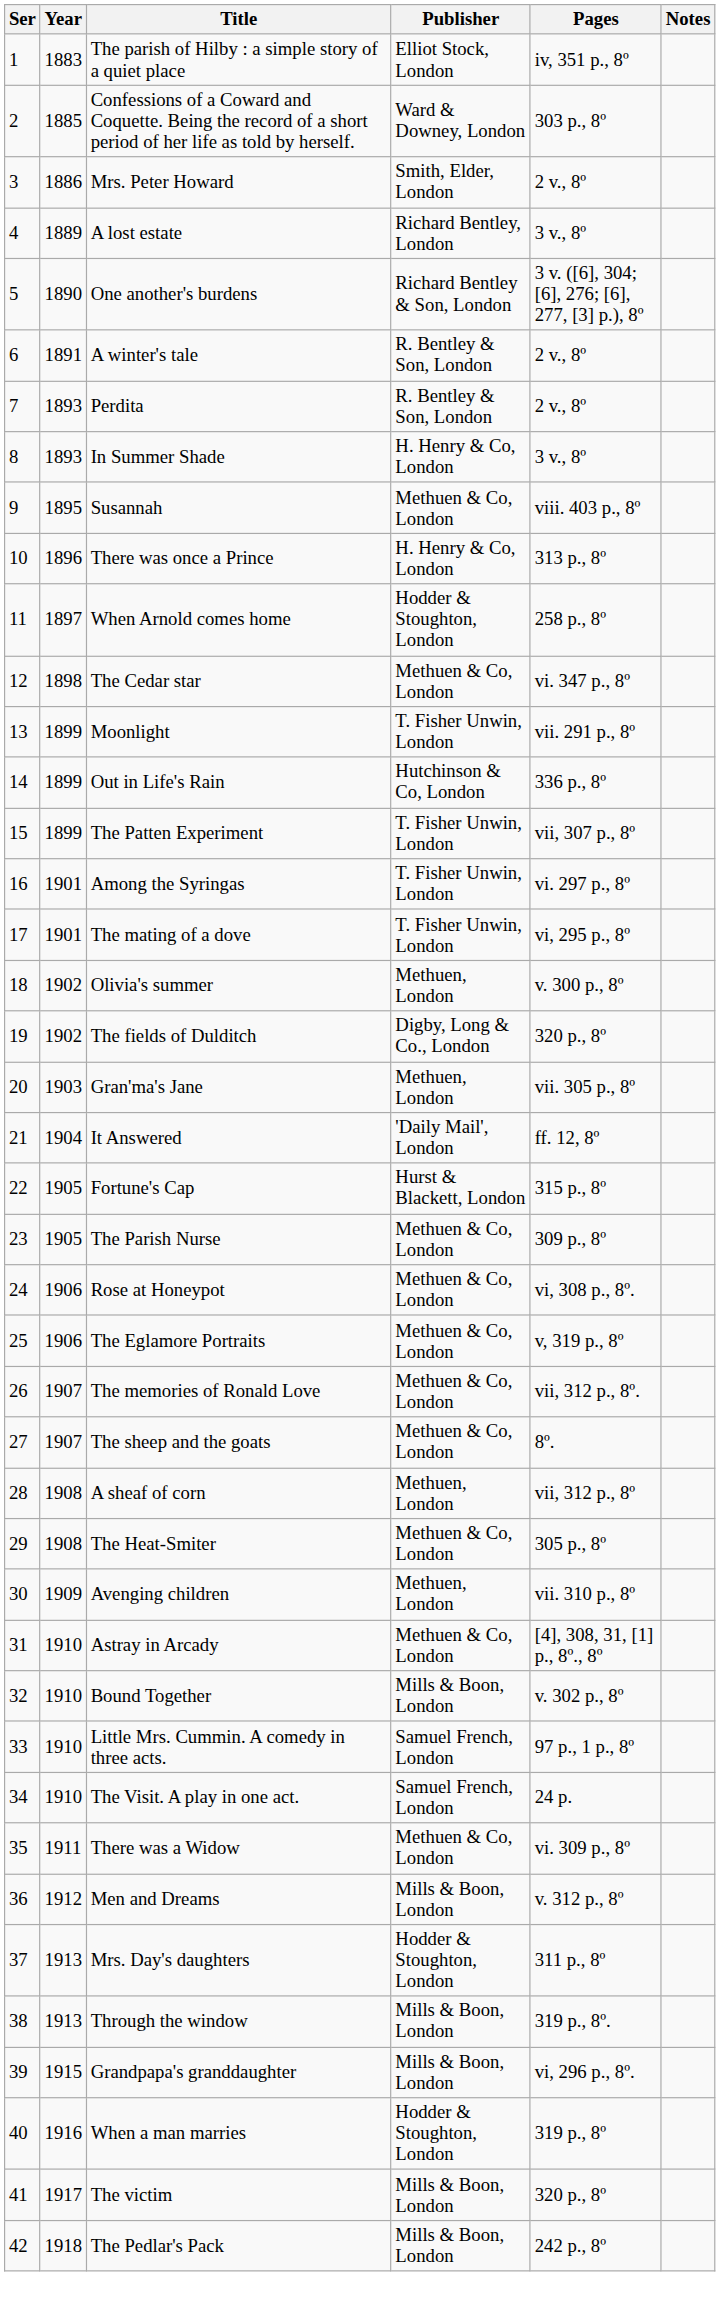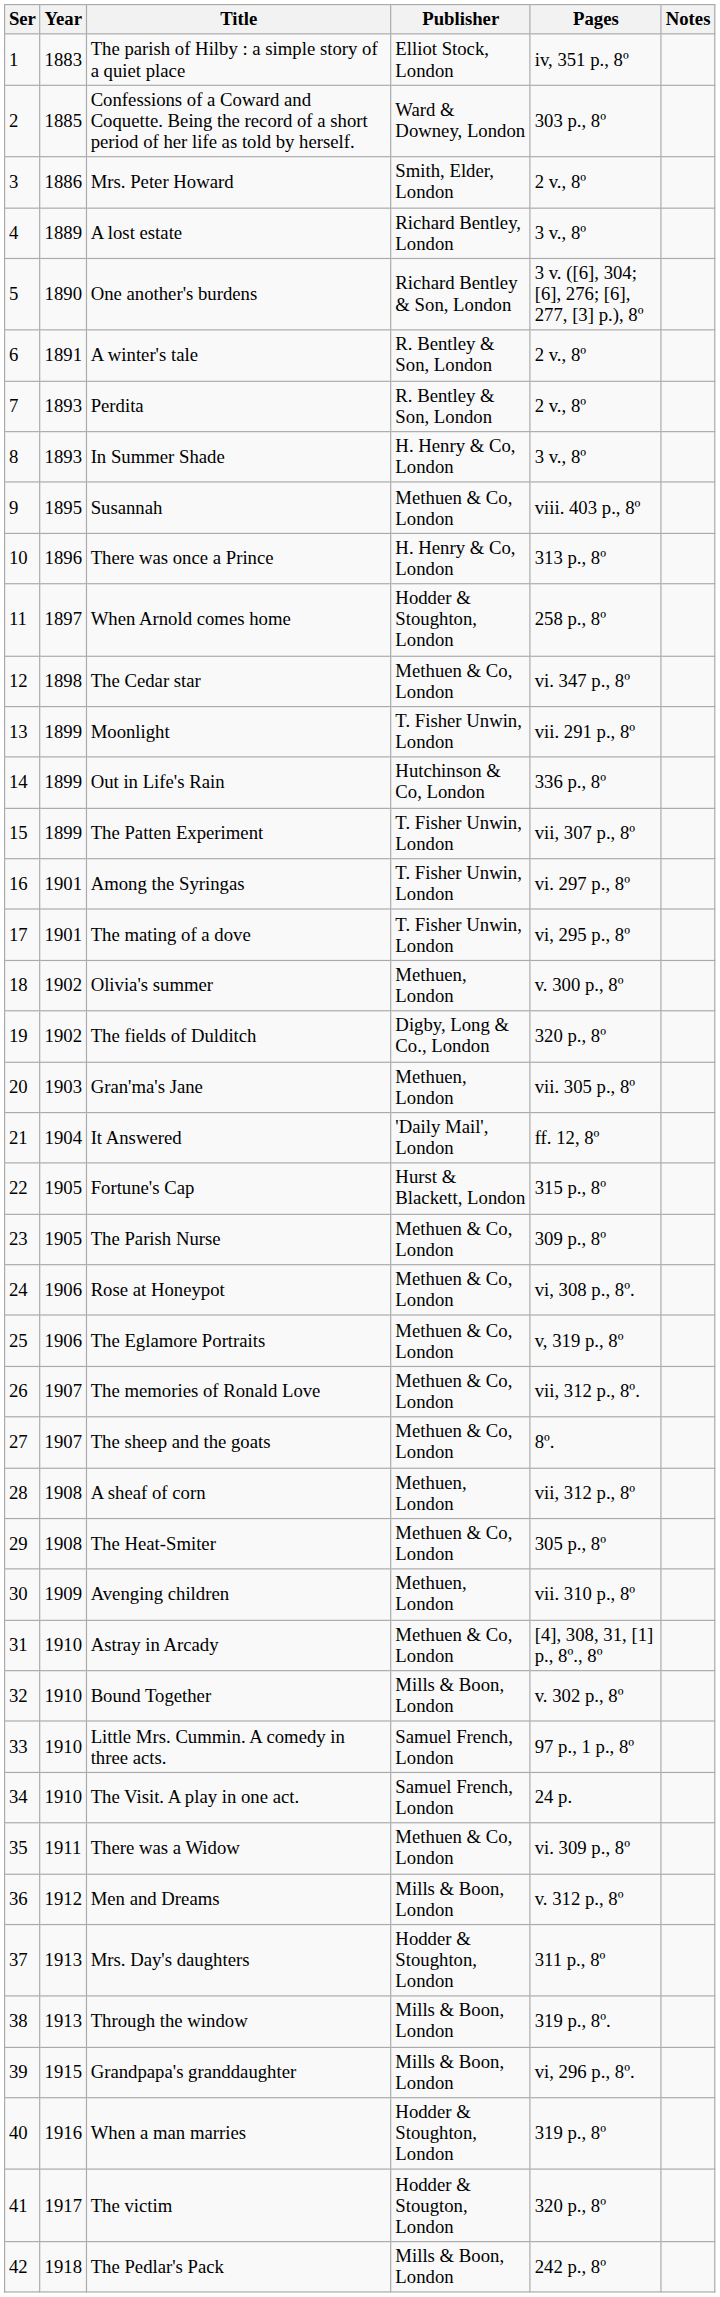(450, 2194) Mills & Boon, London -> (433, 2205) Hodder & Stougton, London
